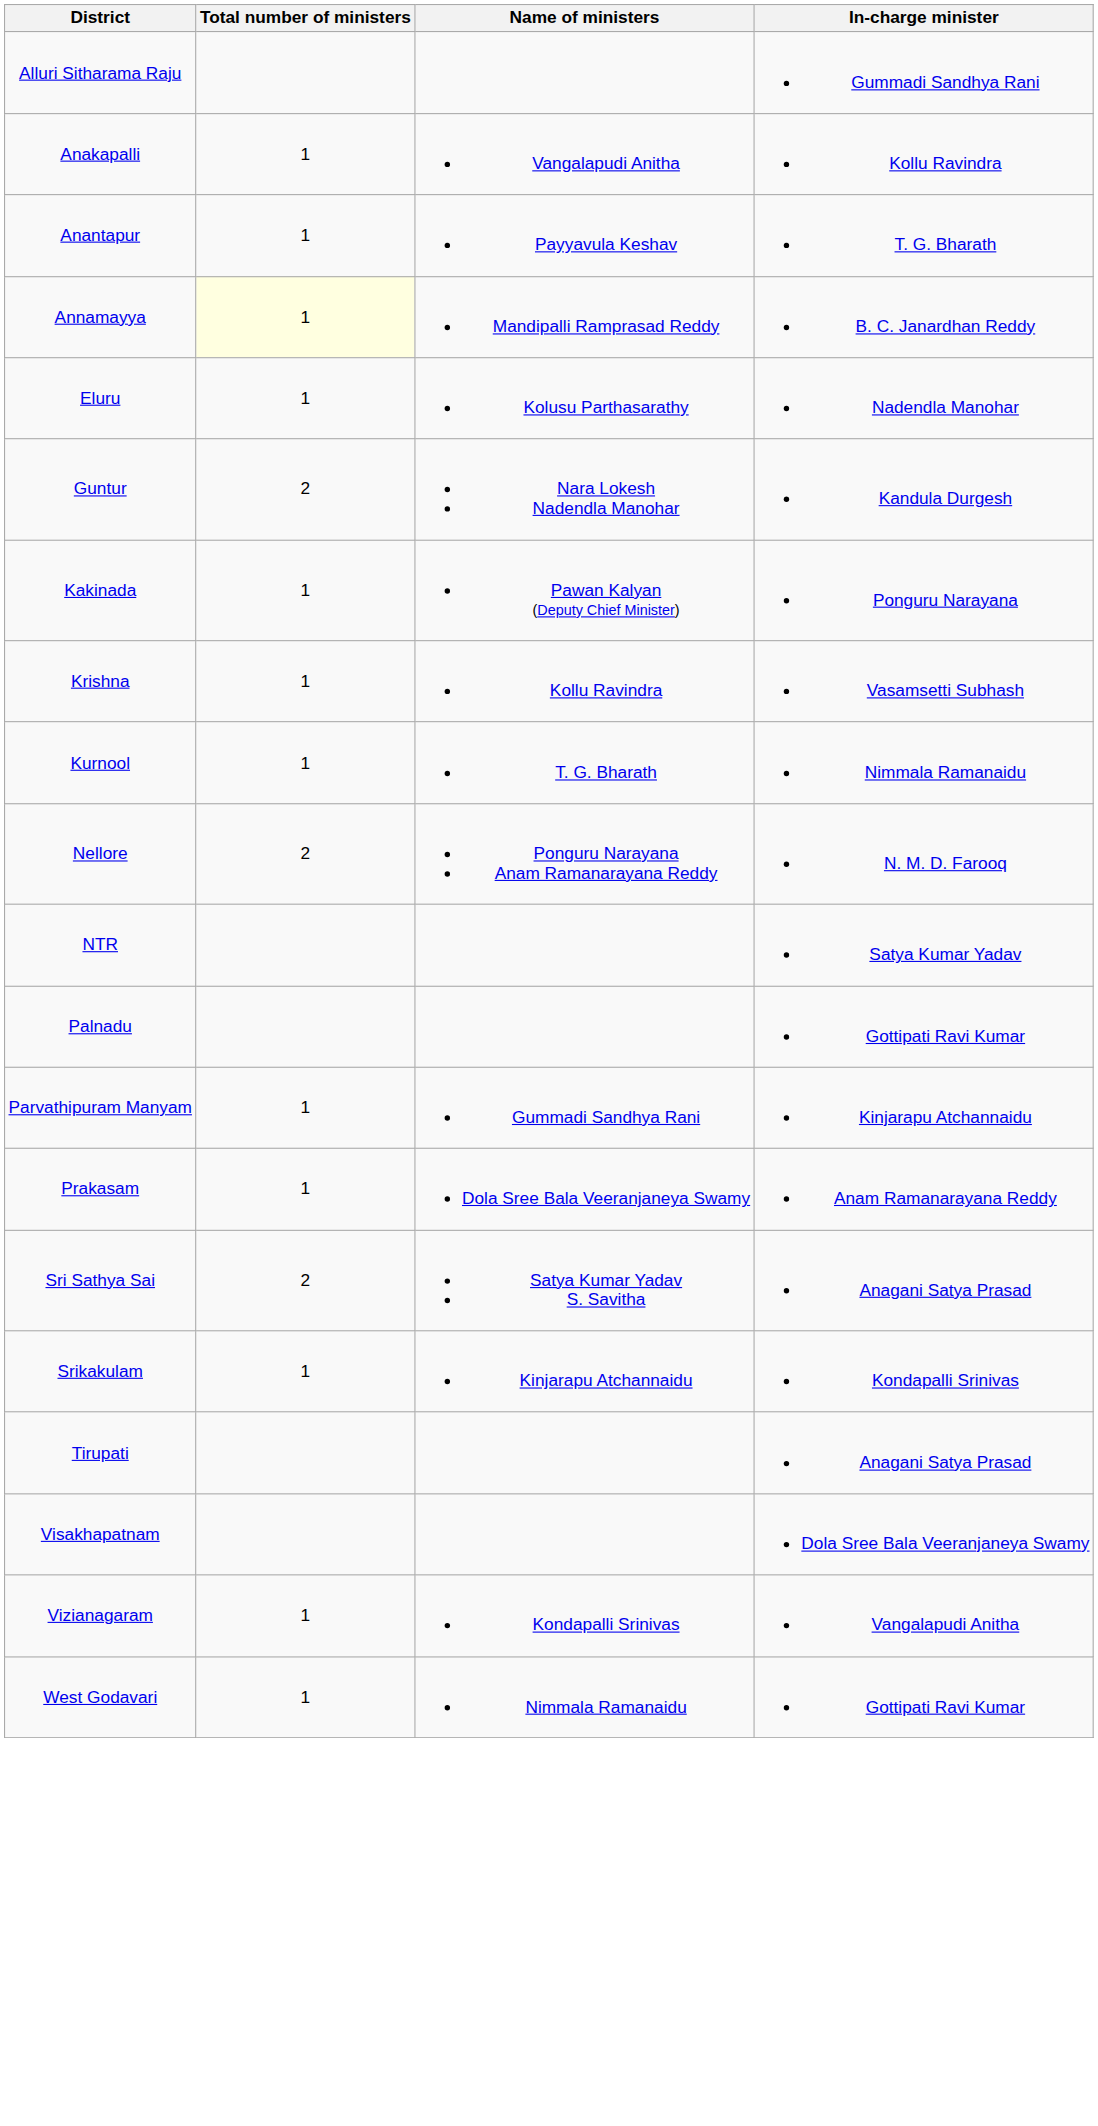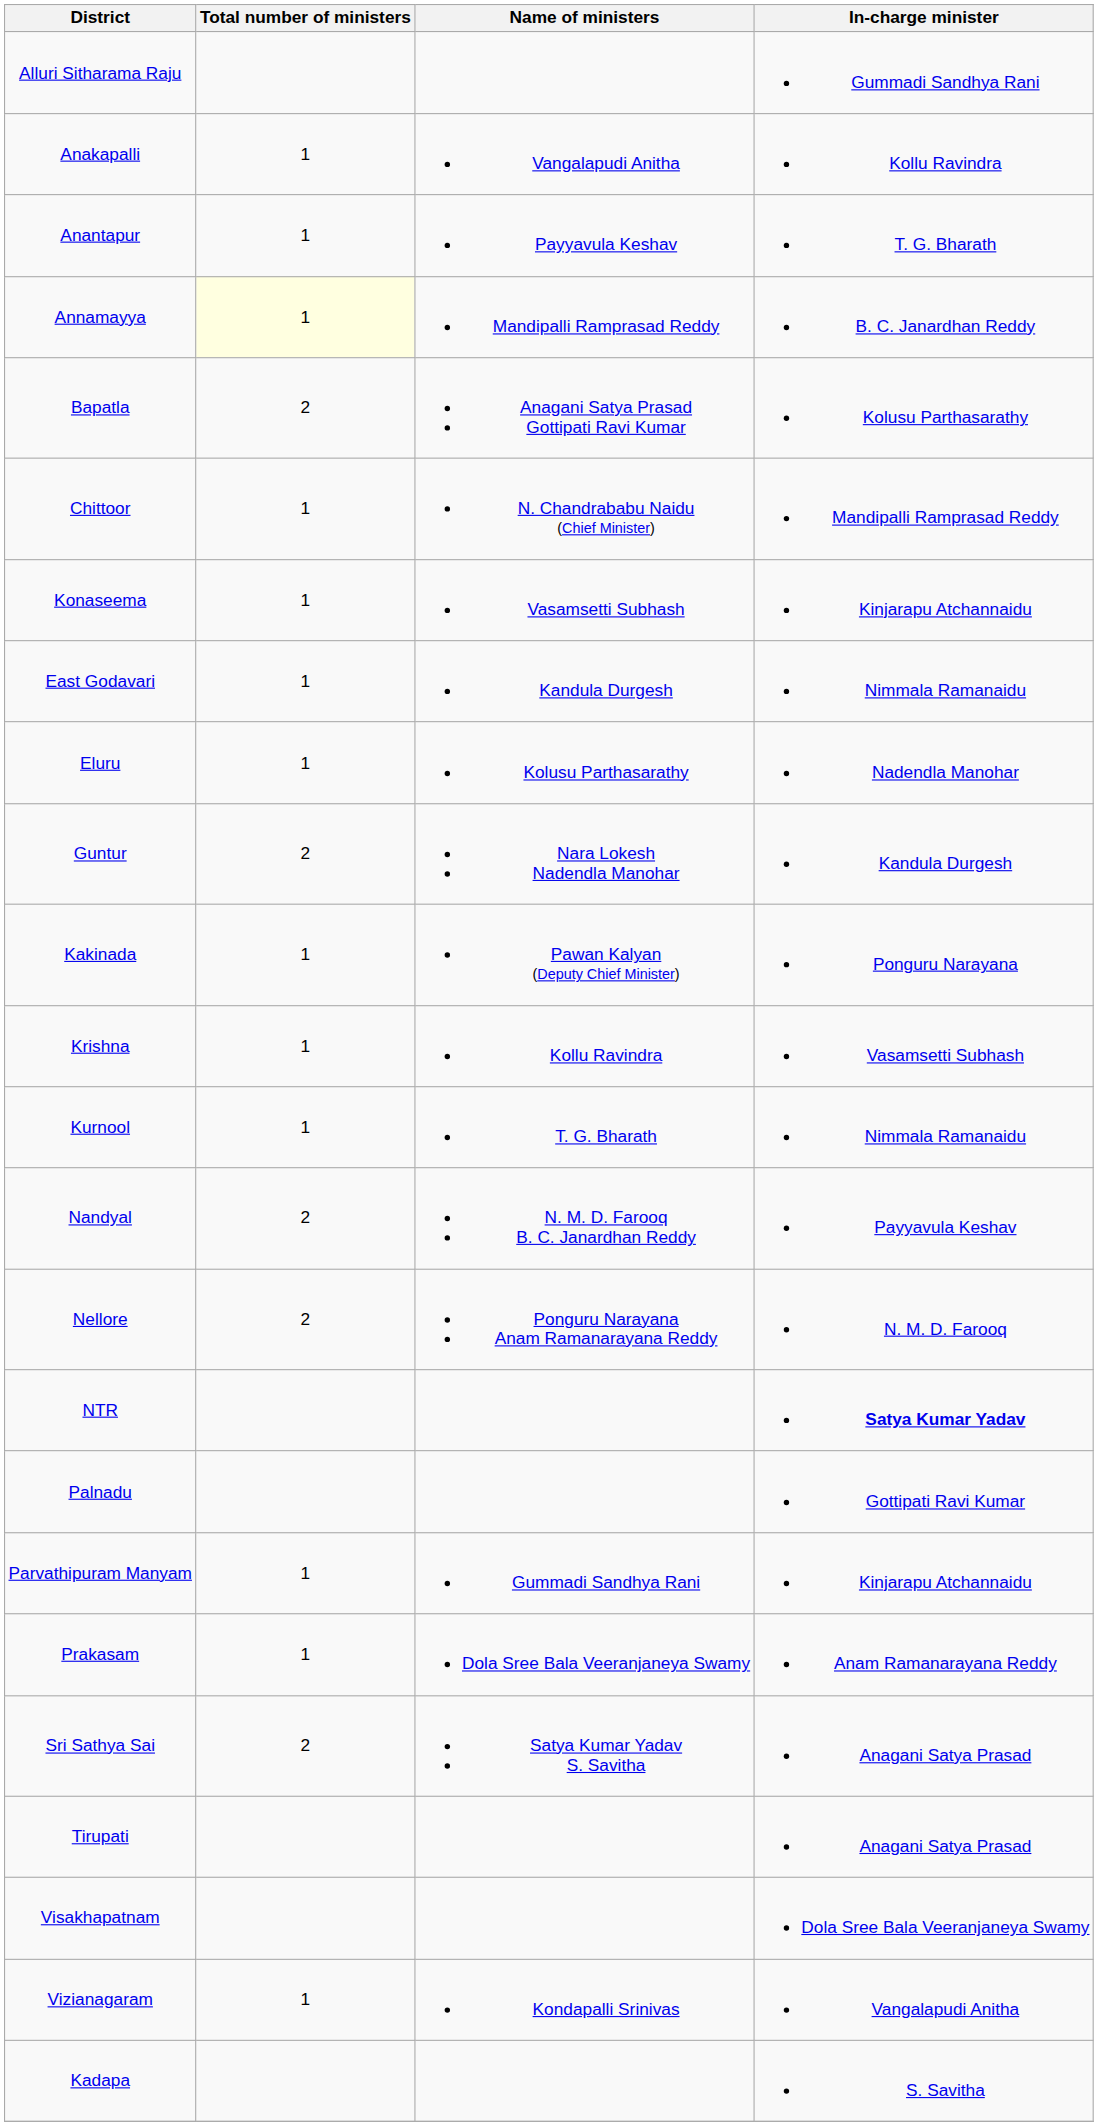+ row: (100, 407)
+ row: (100, 508)
+ row: (100, 599)
+ row: (100, 681)
+ row: (100, 1218)
(924, 955) normal -> (924, 1420) bold
- row: (100, 1371)
- row: (100, 1697)
+ row: (100, 2081)
